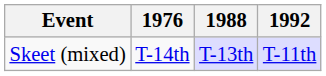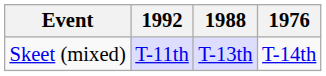columns swapped: (162, 20) <-> (290, 20)
